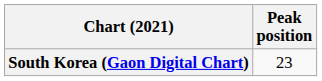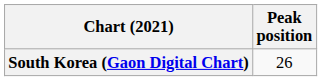(284, 62) 23 -> (284, 62) 26
